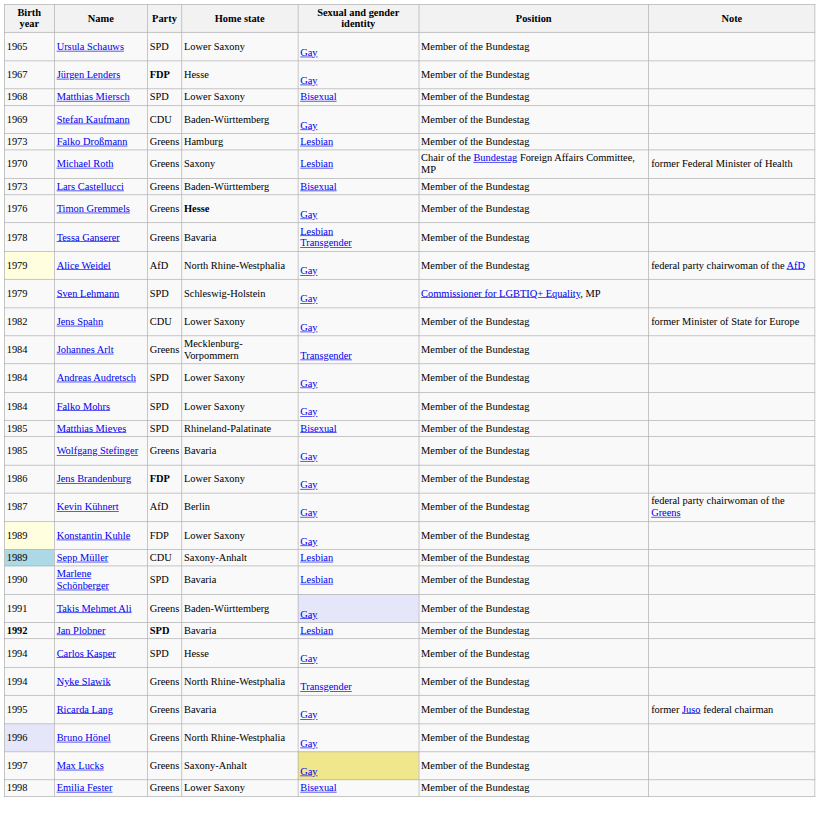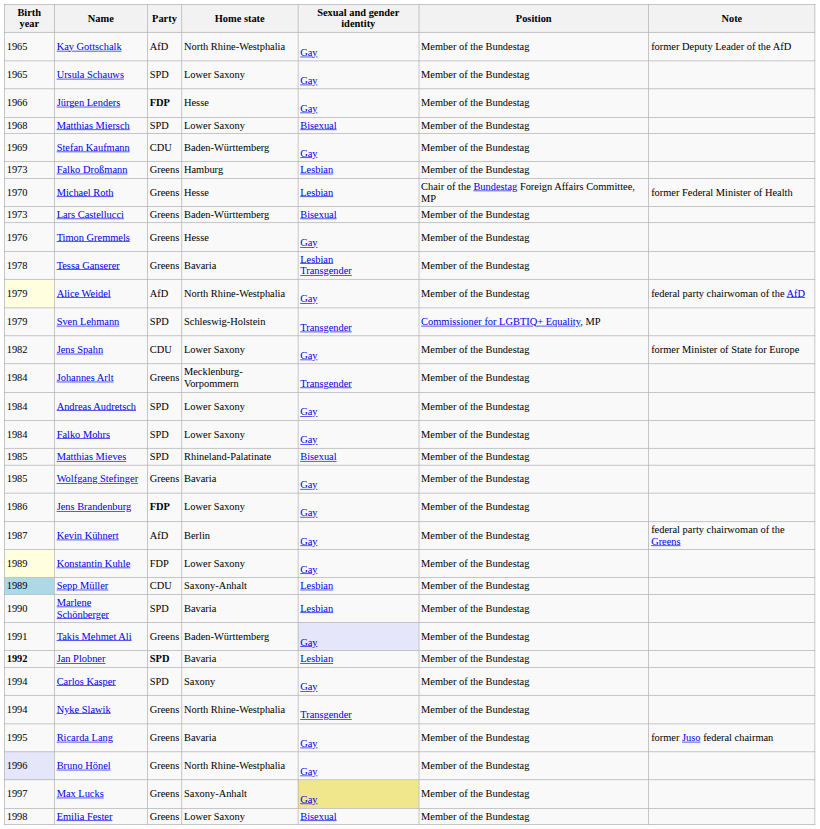+ row: (89, 46)
(17, 74) 1967 -> (17, 103) 1966
(200, 164) Saxony -> (196, 192) Hesse
(197, 209) bold -> (196, 237) normal
(309, 299) Gay -> (326, 327) Transgender
(196, 653) Hesse -> (200, 681) Saxony
